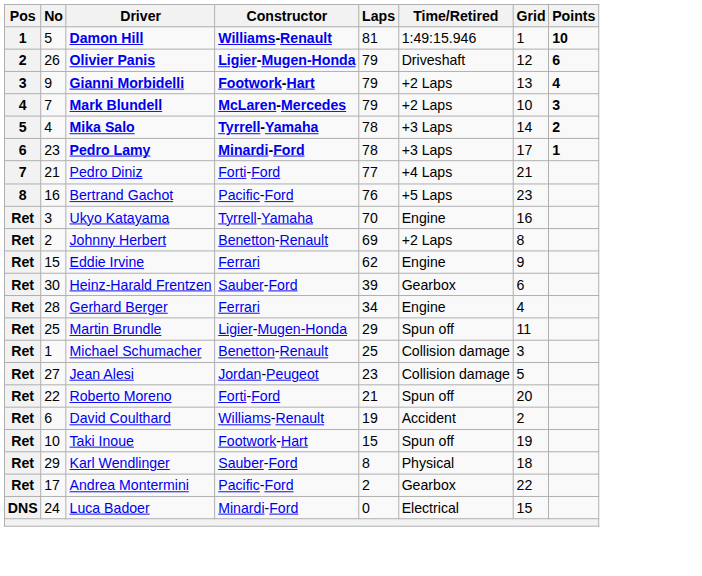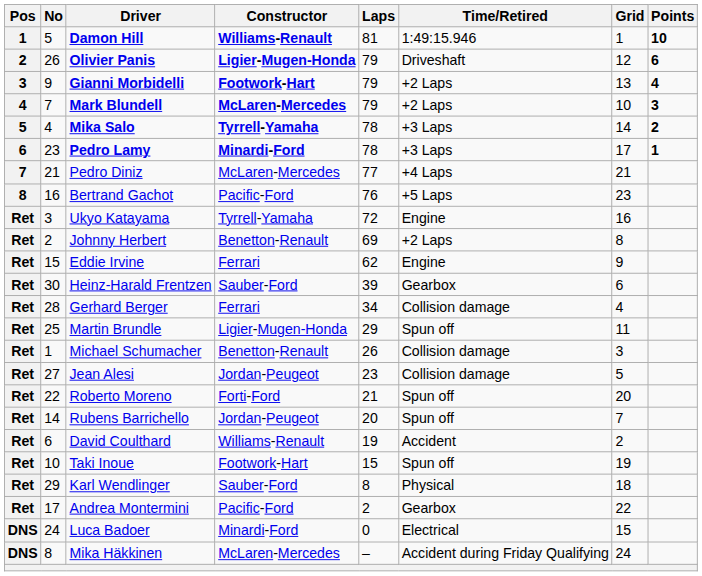(249, 172) Forti-Ford -> (279, 172) McLaren-Mercedes
(370, 217) 70 -> (370, 217) 72
(424, 307) Engine -> (456, 307) Collision damage
(370, 352) 25 -> (370, 352) 26
+ row: (129, 419)
+ row: (116, 553)
